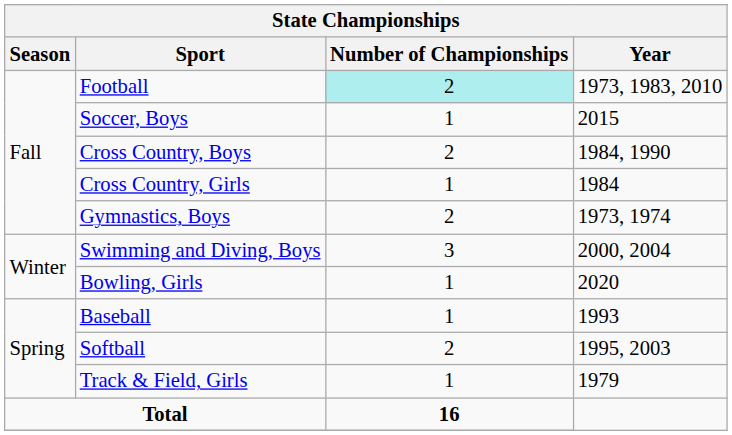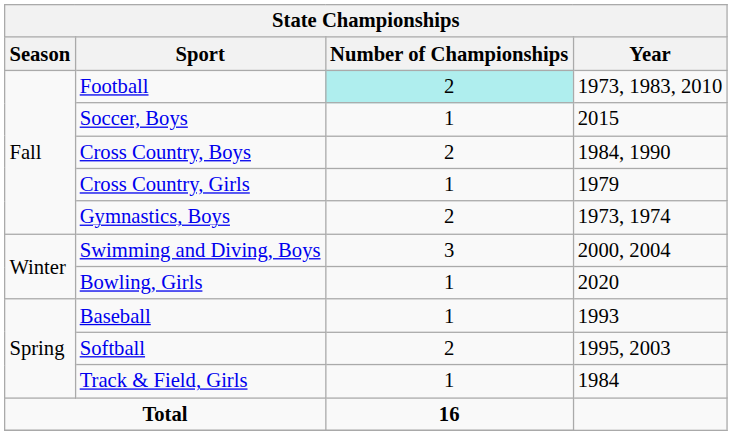(598, 184) 1984 -> (598, 184) 1979
(598, 380) 1979 -> (598, 380) 1984
